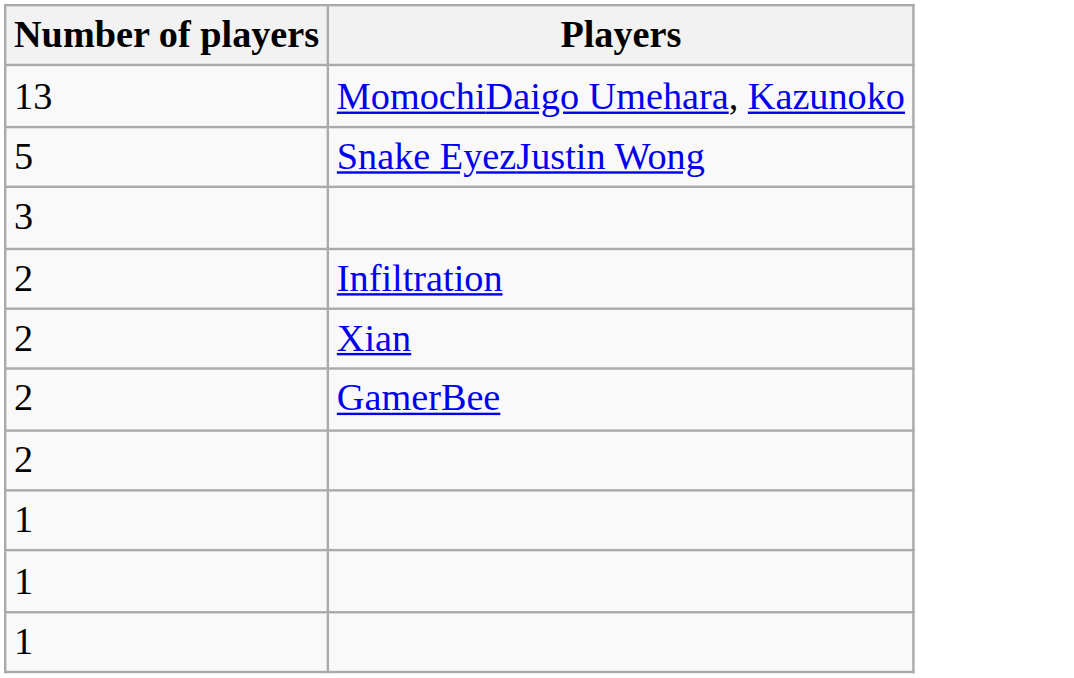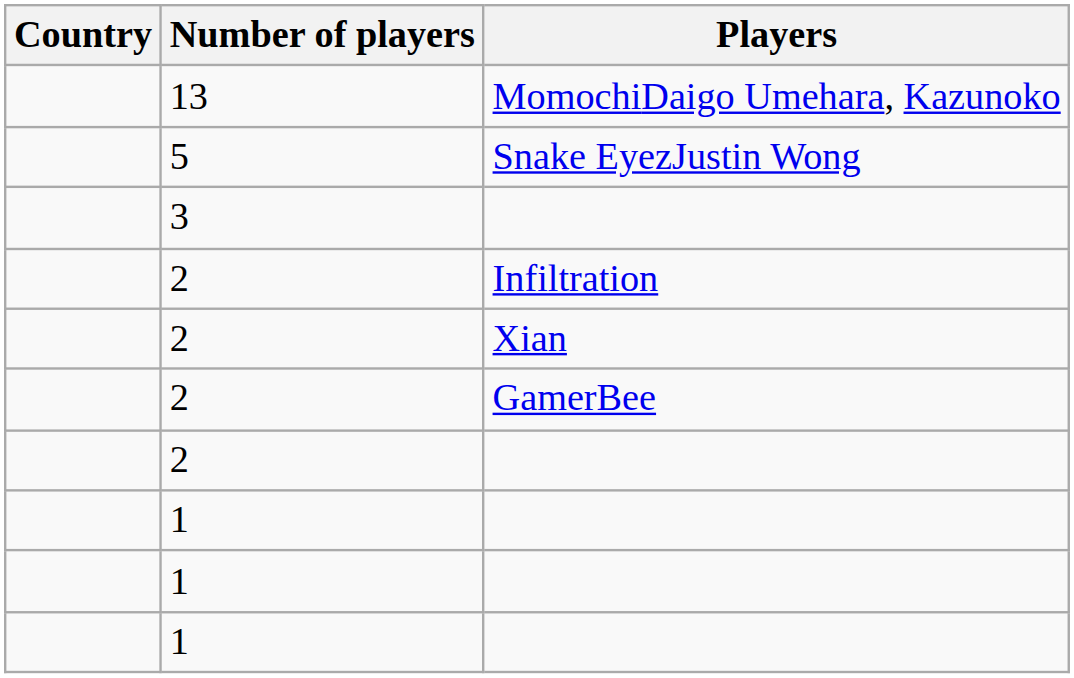+ column: (83, 34)
